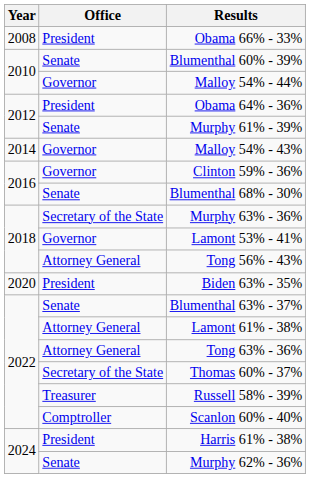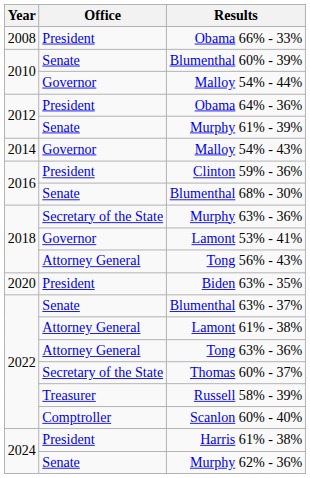(69, 171) Governor -> (69, 171) President
